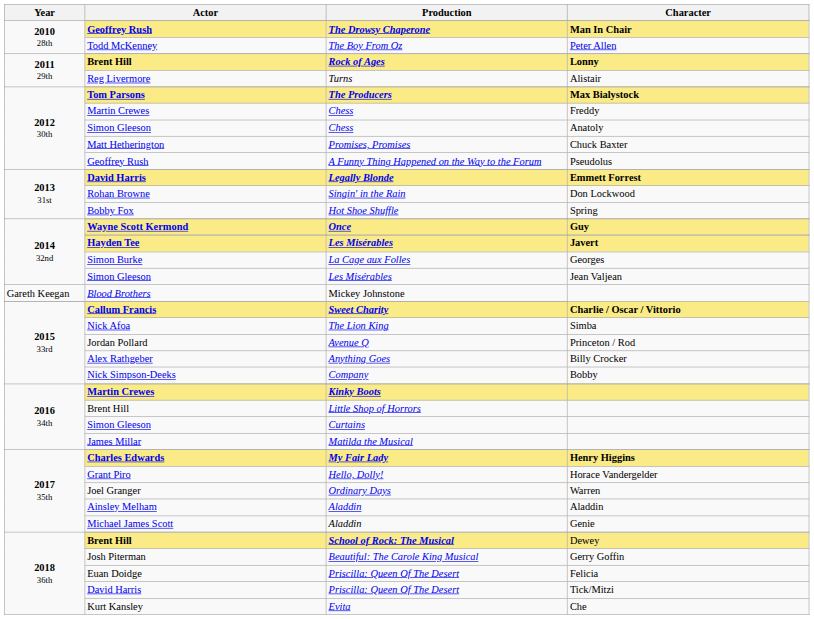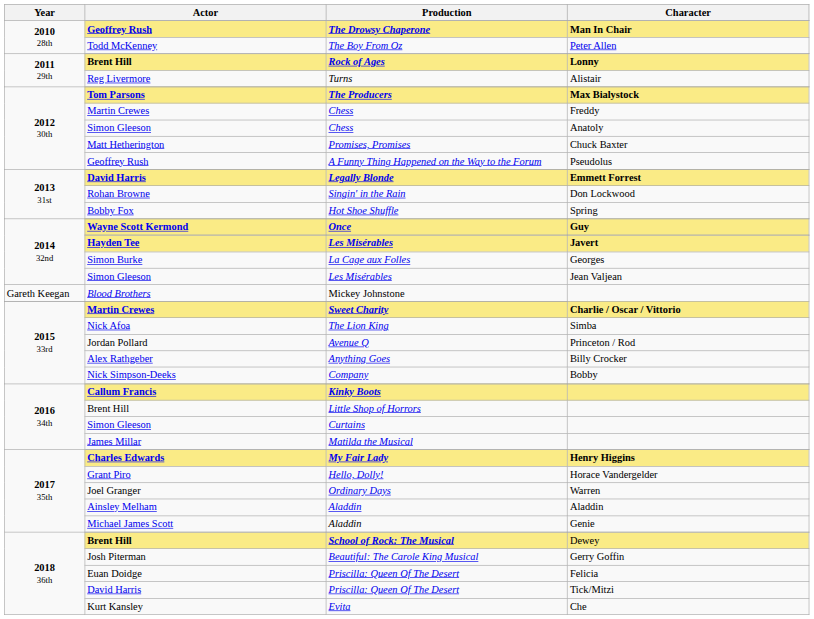(122, 309) Callum Francis -> (121, 309) Martin Crewes
(121, 392) Martin Crewes -> (122, 392) Callum Francis
